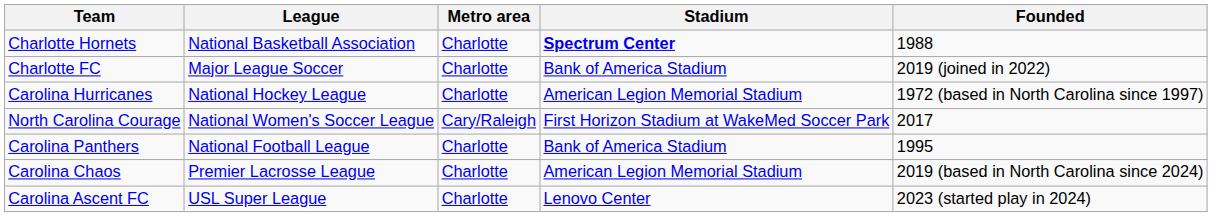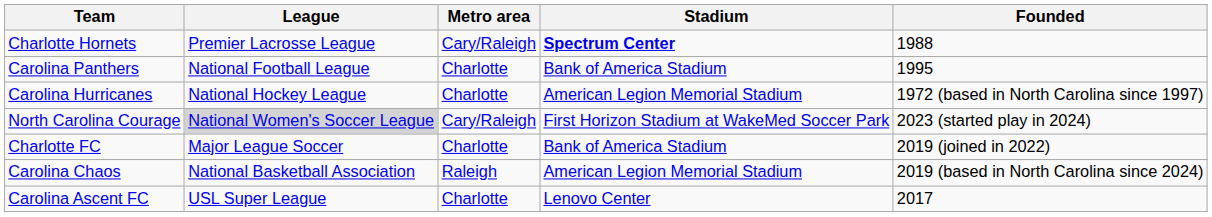(302, 43) National Basketball Association -> (282, 43) Premier Lacrosse League
(475, 43) Charlotte -> (489, 43) Cary/Raleigh
rows swapped: (74, 146) <-> (55, 69)
(311, 120) no background -> (311, 120) lightgrey background
(915, 120) 2017 -> (994, 120) 2023 (started play in 2024)
(282, 172) Premier Lacrosse League -> (302, 172) National Basketball Association
(475, 172) Charlotte -> (469, 172) Raleigh
(994, 198) 2023 (started play in 2024) -> (915, 198) 2017
